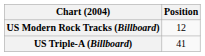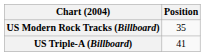(181, 28) 12 -> (181, 28) 35
